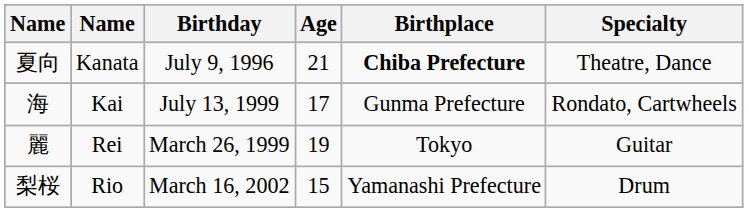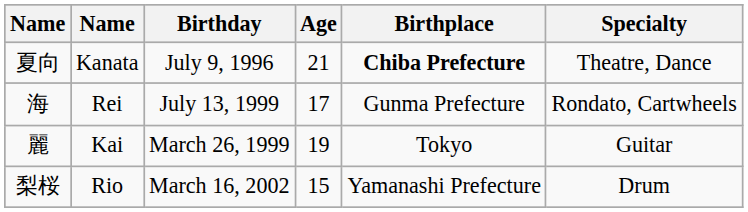(107, 103) Kai -> (107, 103) Rei
(107, 145) Rei -> (107, 145) Kai
